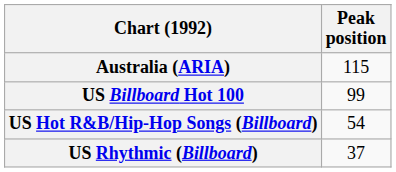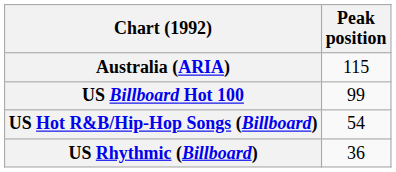(356, 152) 37 -> (356, 152) 36
